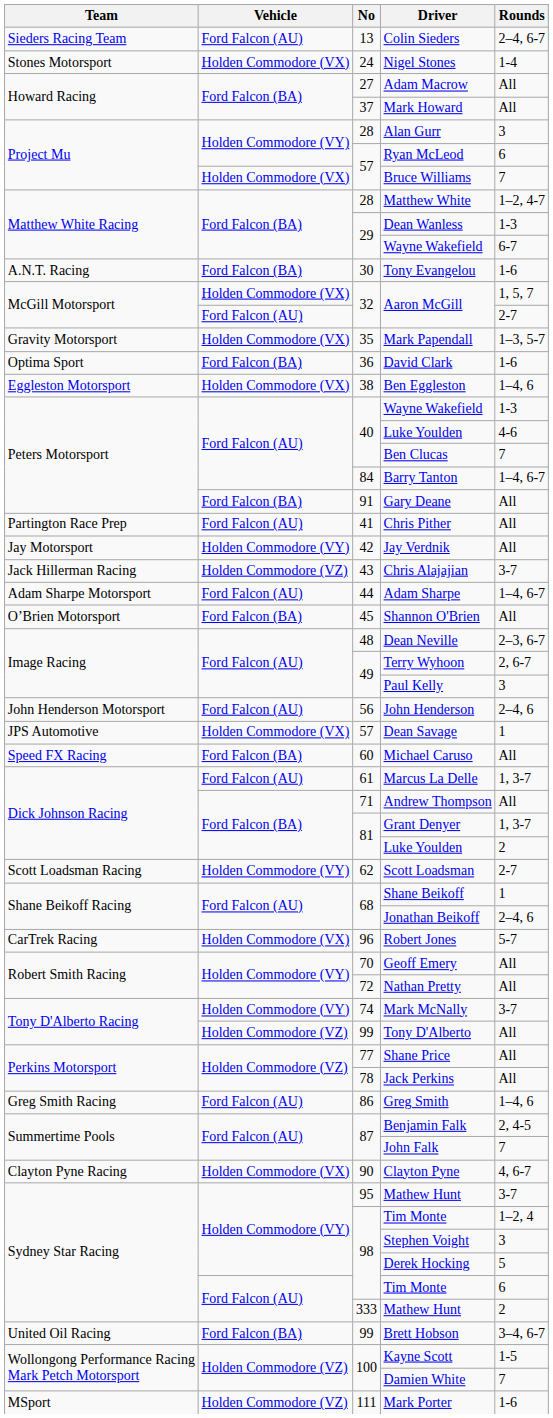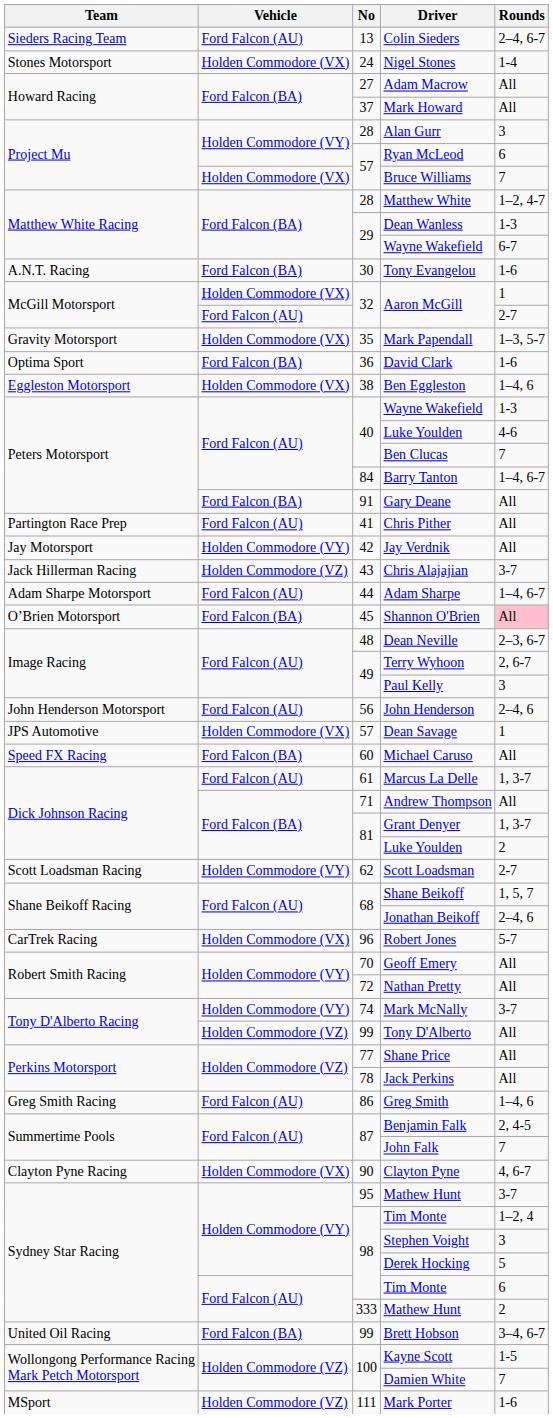(516, 292) 1, 5, 7 -> (502, 292) 1
(507, 616) no background -> (507, 616) pink background
(502, 893) 1 -> (516, 893) 1, 5, 7
